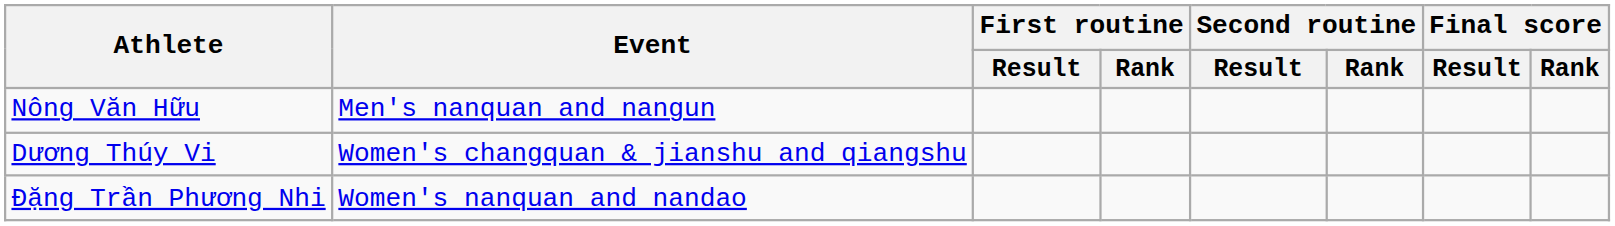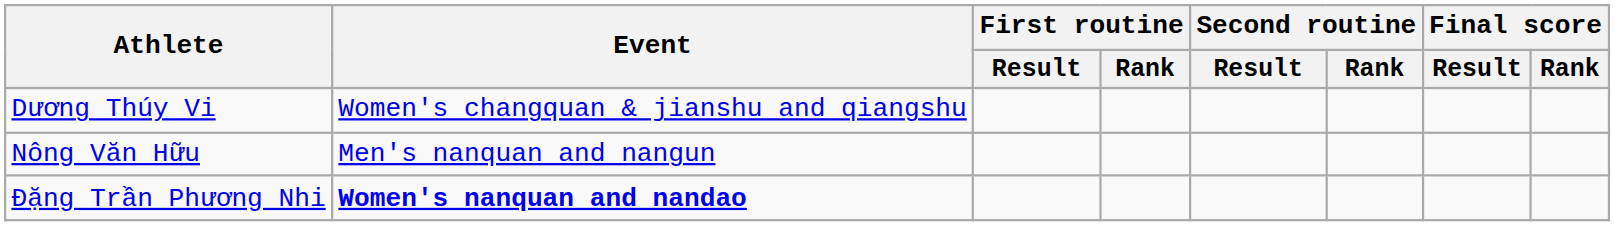rows swapped: (106, 110) <-> (114, 154)
(543, 198) normal -> (543, 198) bold
